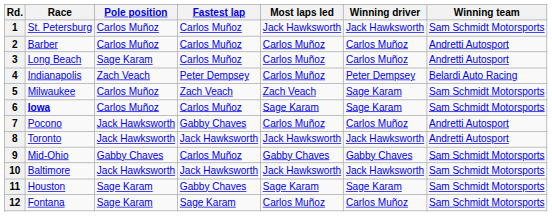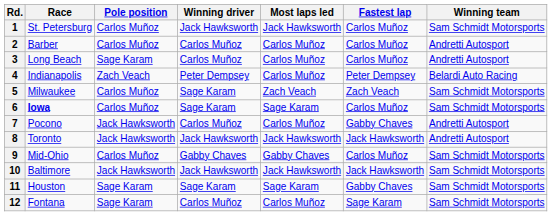columns swapped: (219, 12) <-> (385, 12)
(130, 155) Gabby Chaves -> (128, 155) Carlos Muñoz
